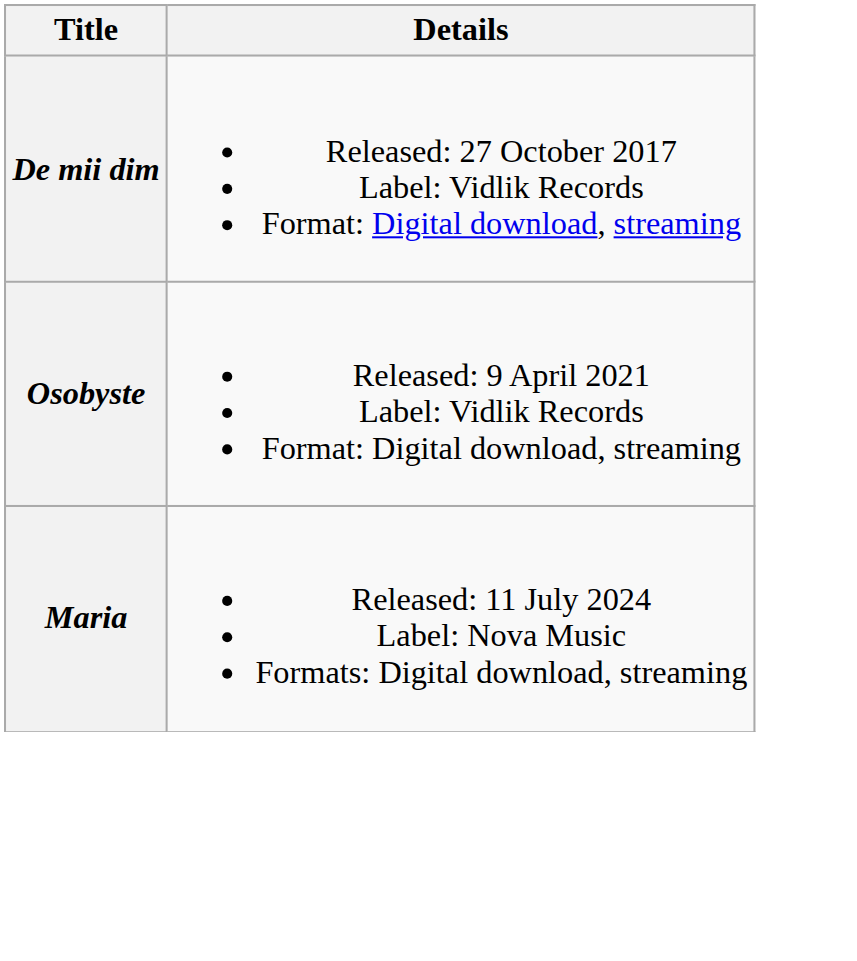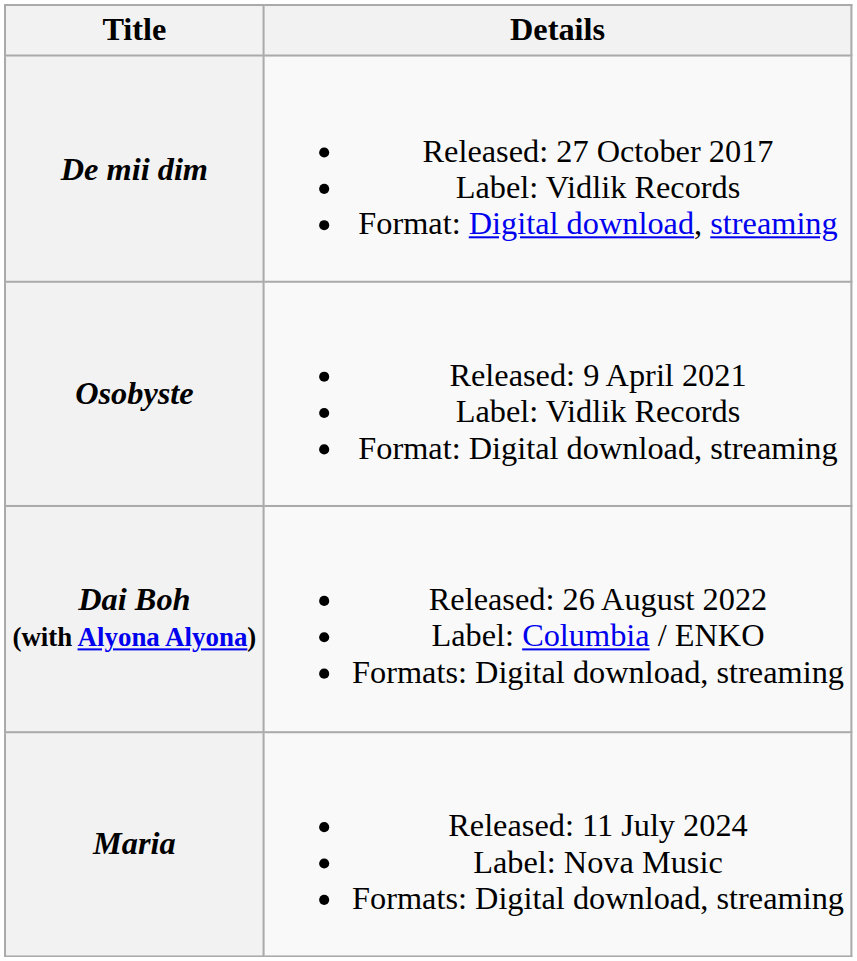+ row: (134, 618)
